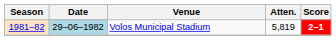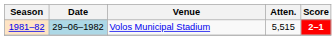(283, 27) 5,819 -> (283, 27) 5,515
